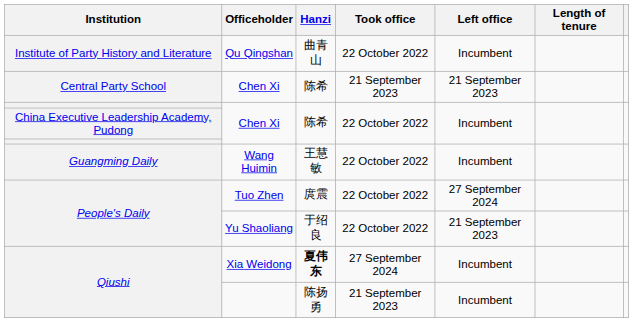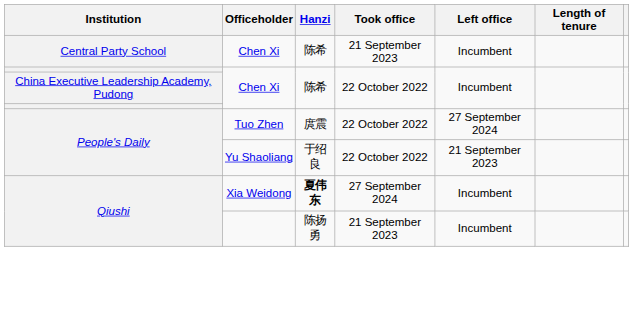- row: (113, 53)
(485, 86) 21 September 2023 -> (485, 51) Incumbent
- row: (113, 162)
